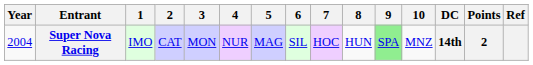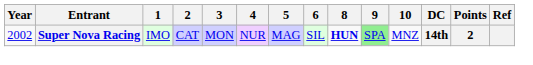- column: (326, 15)
(20, 42) 2004 -> (20, 35) 2002
(358, 42) normal -> (344, 35) bold
